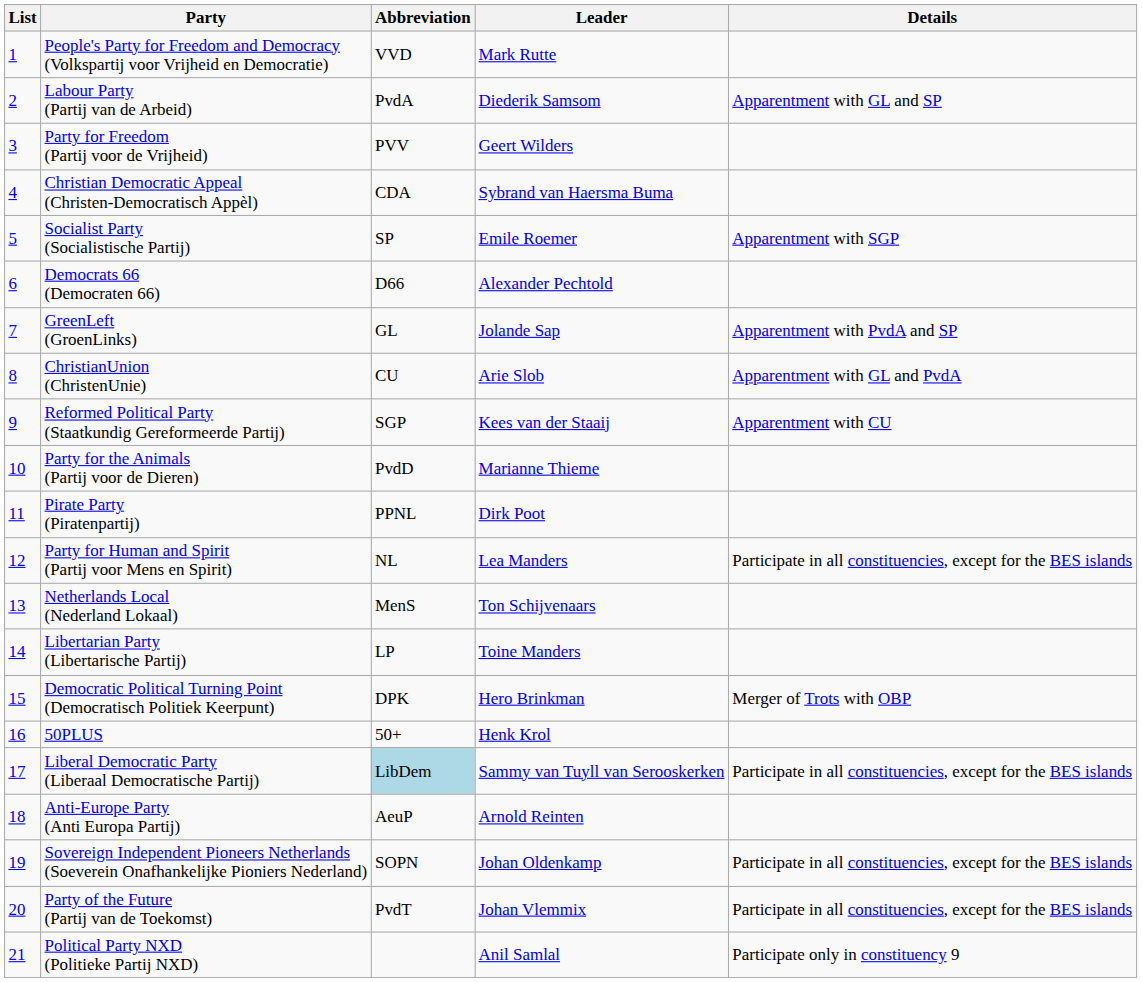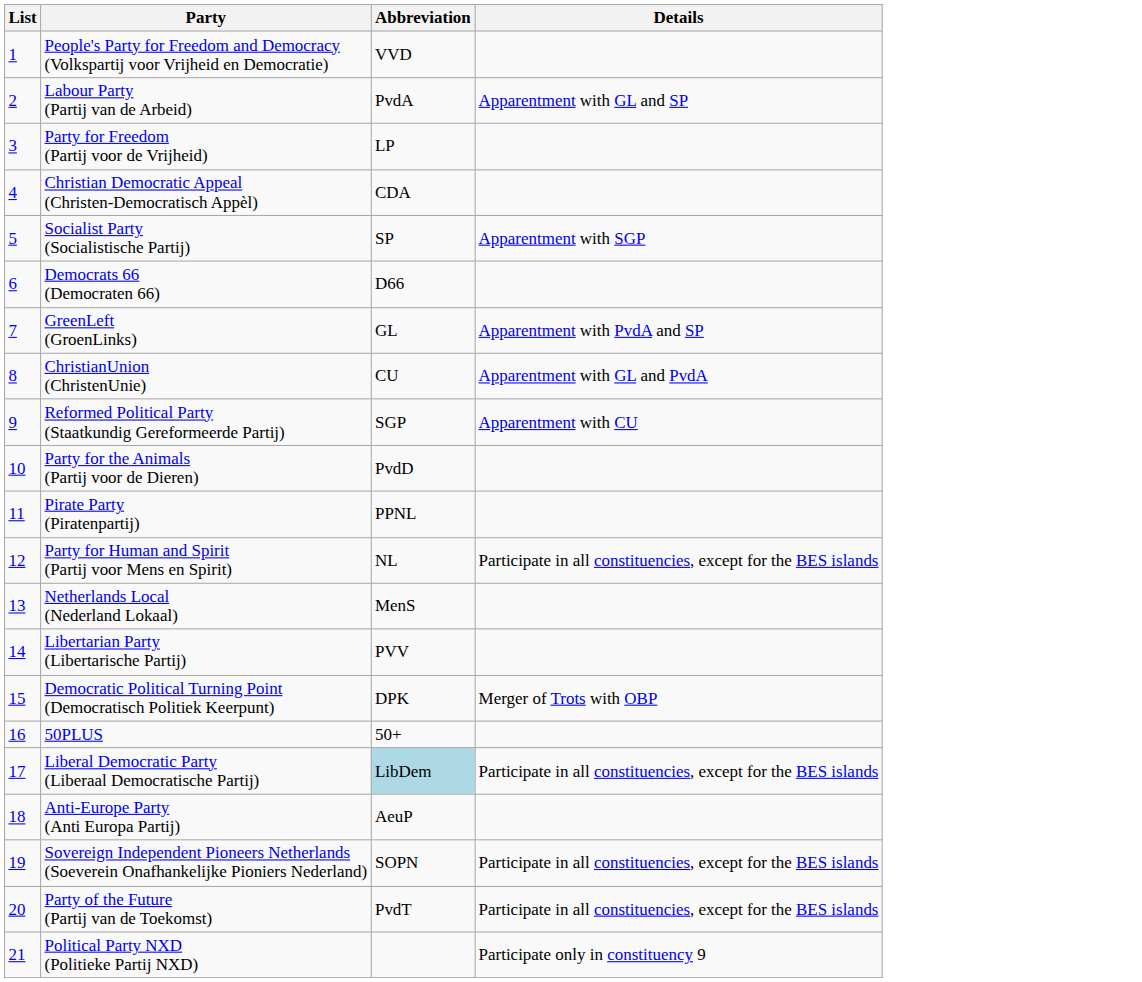- column: (602, 17)
(392, 146) PVV -> (385, 146) LP
(385, 652) LP -> (392, 652) PVV
